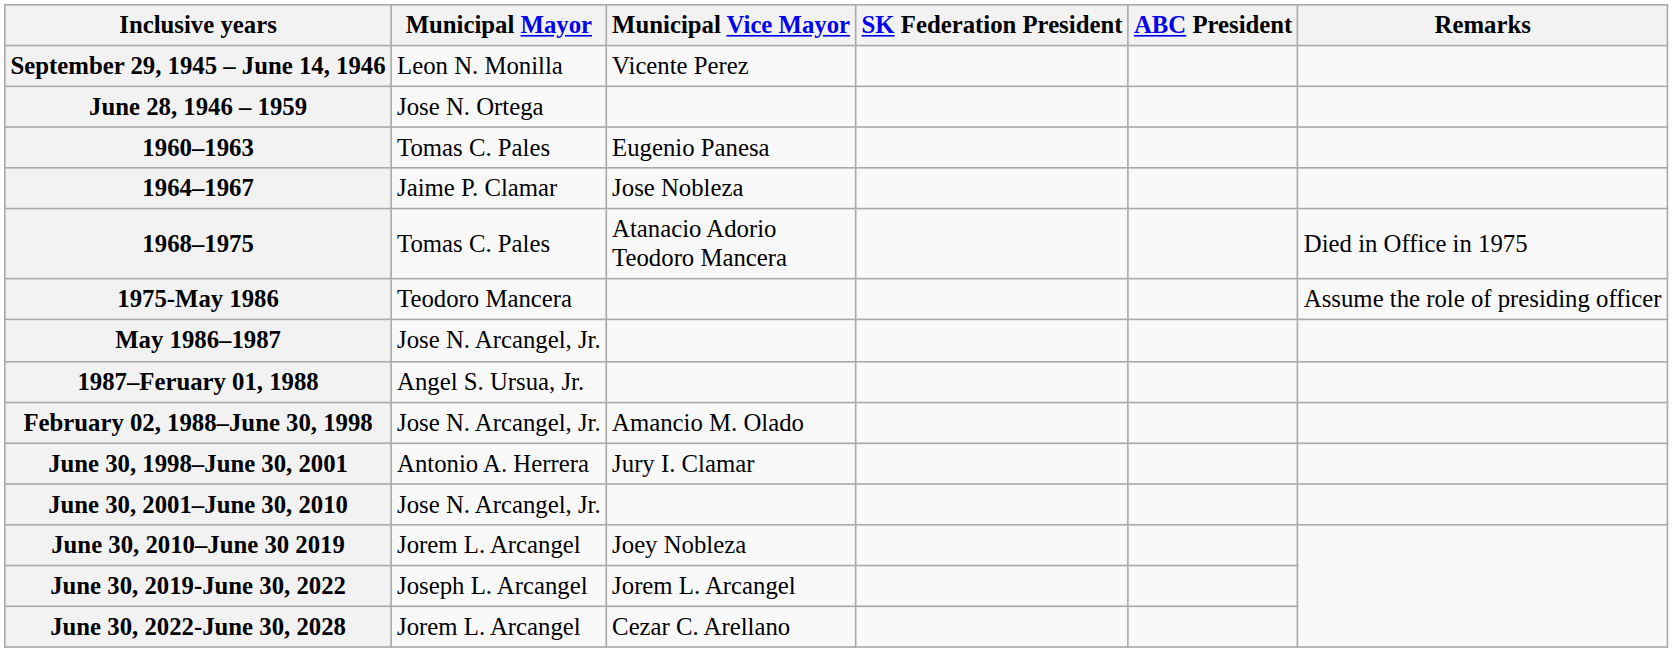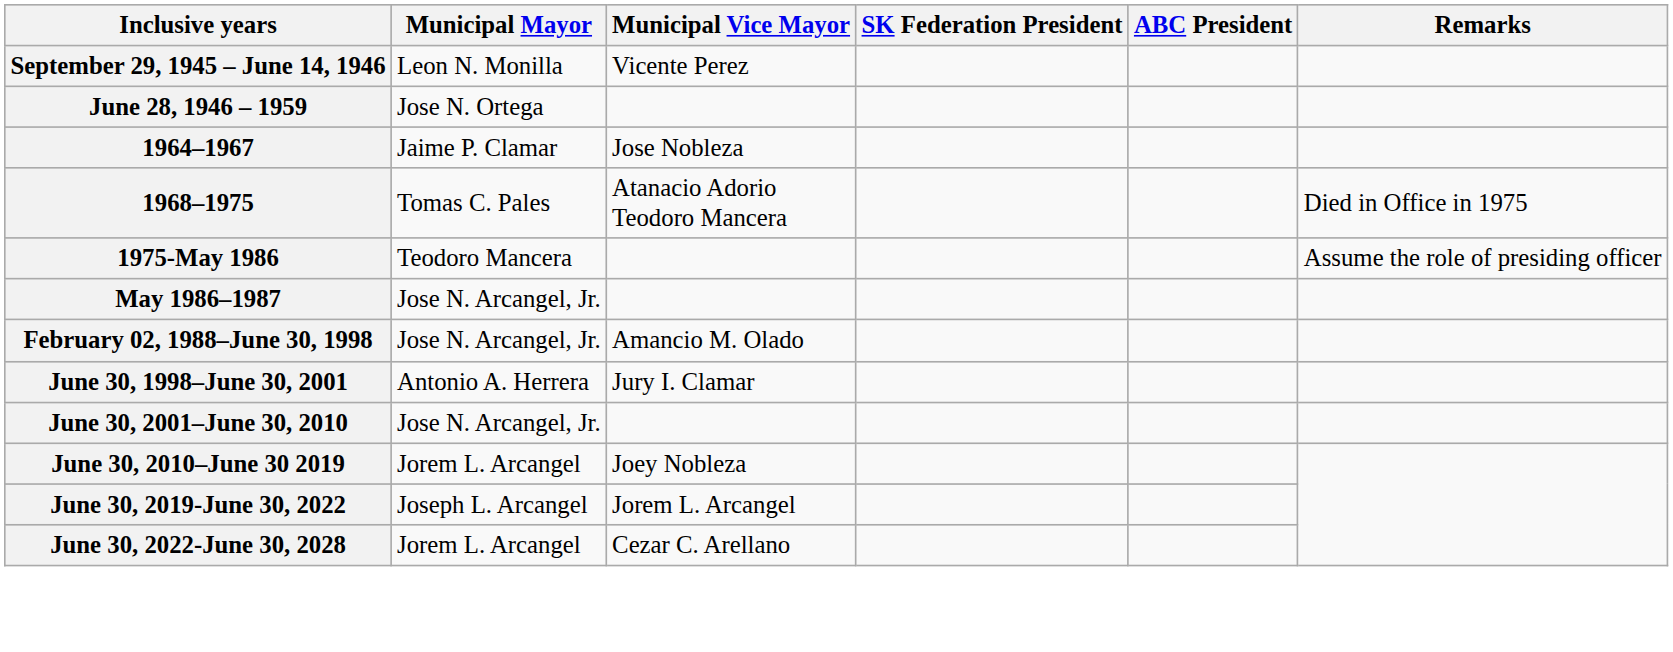- row: (198, 147)
- row: (198, 381)
